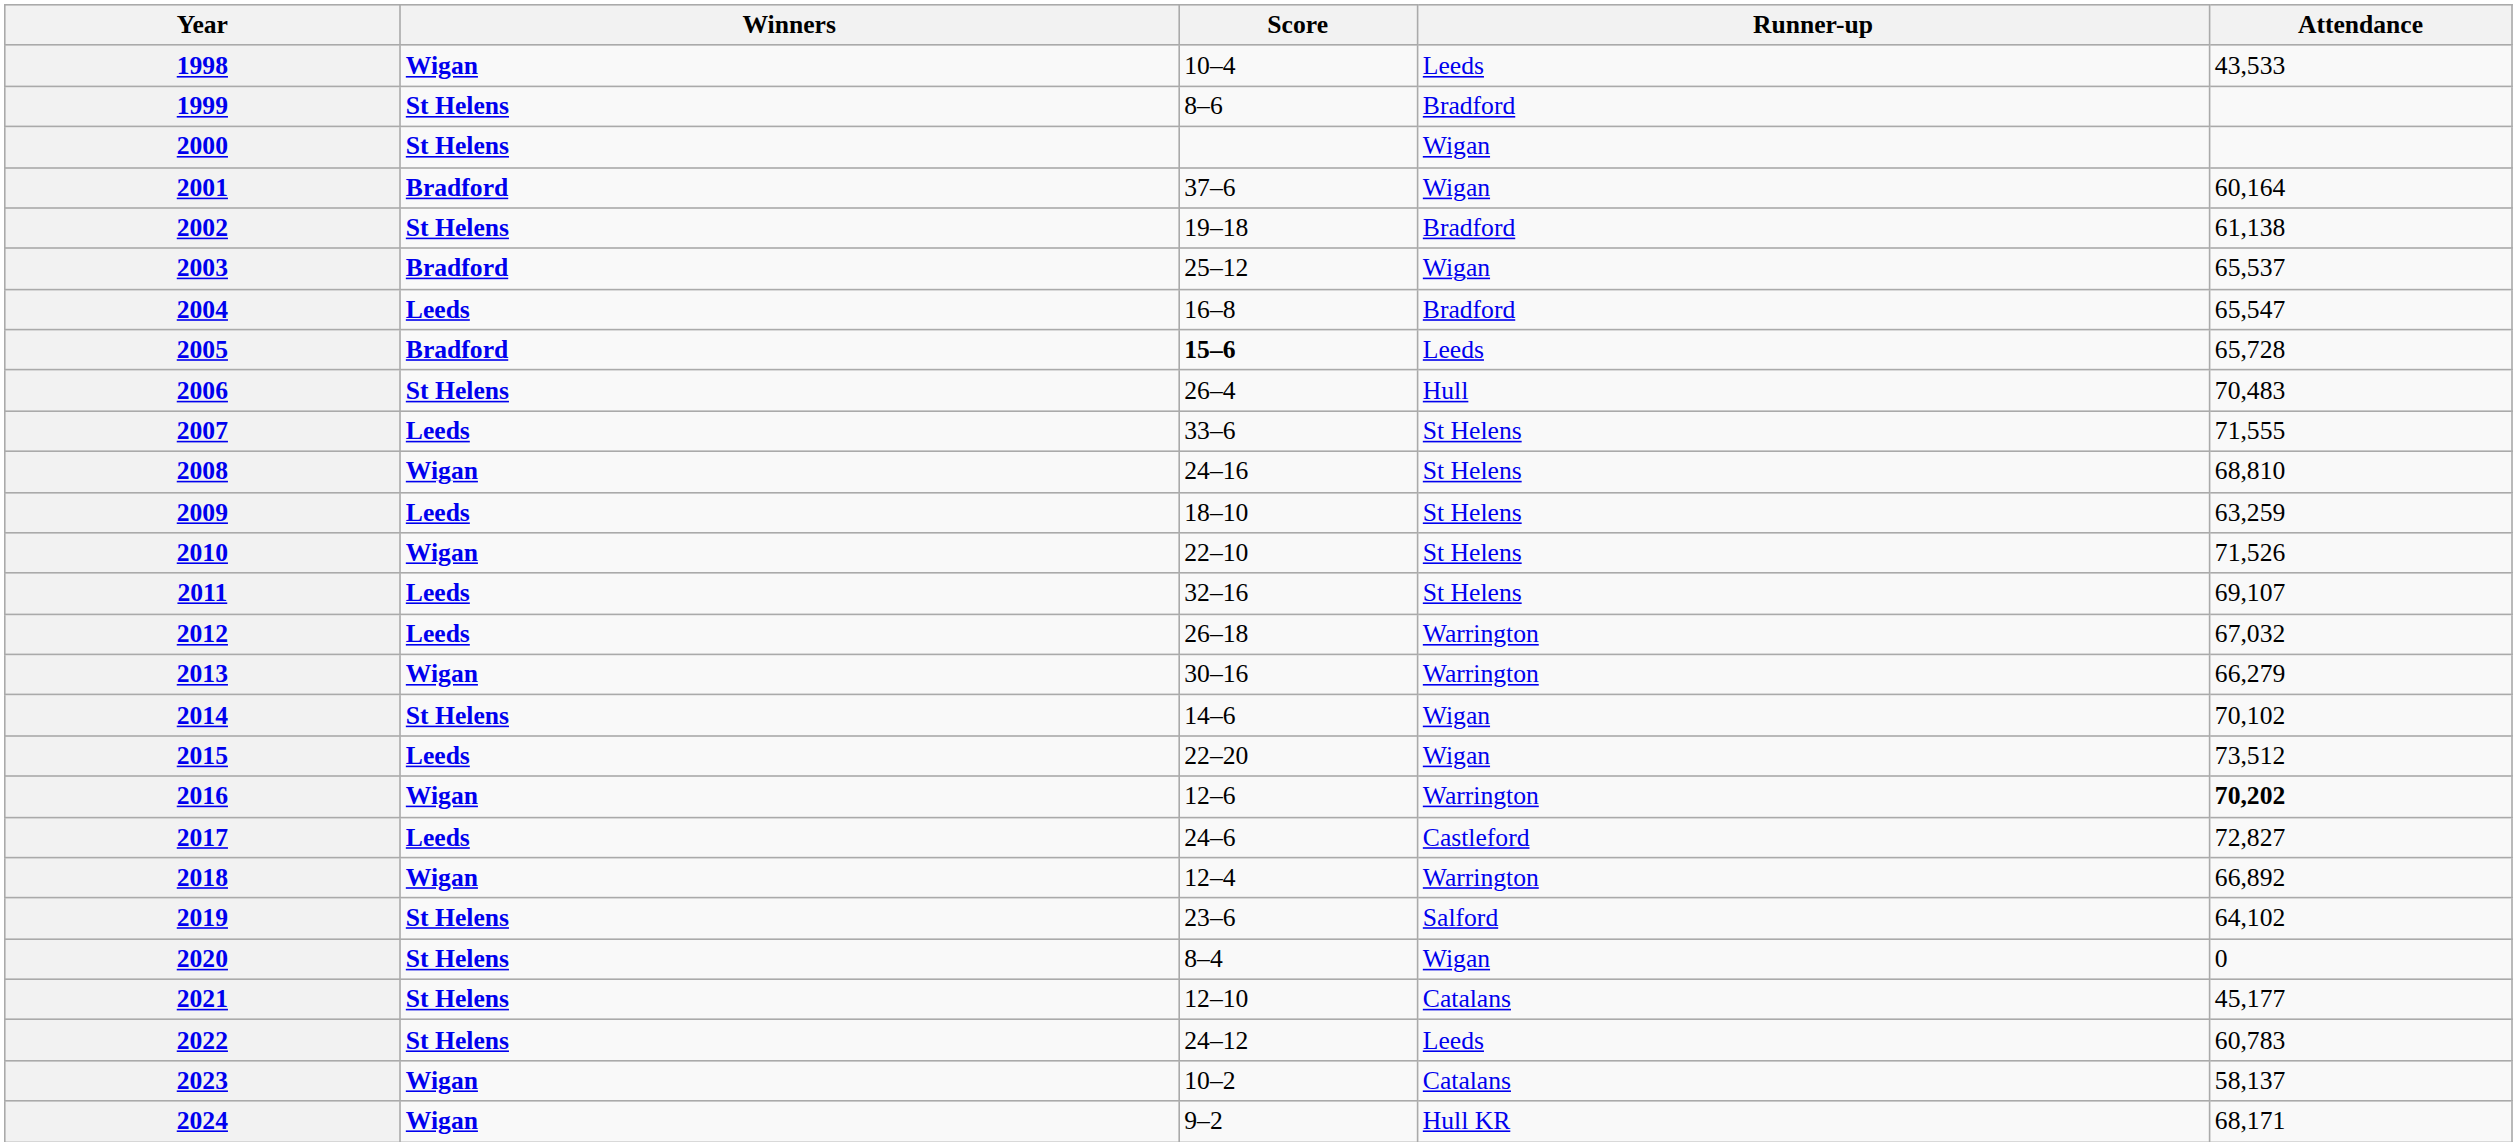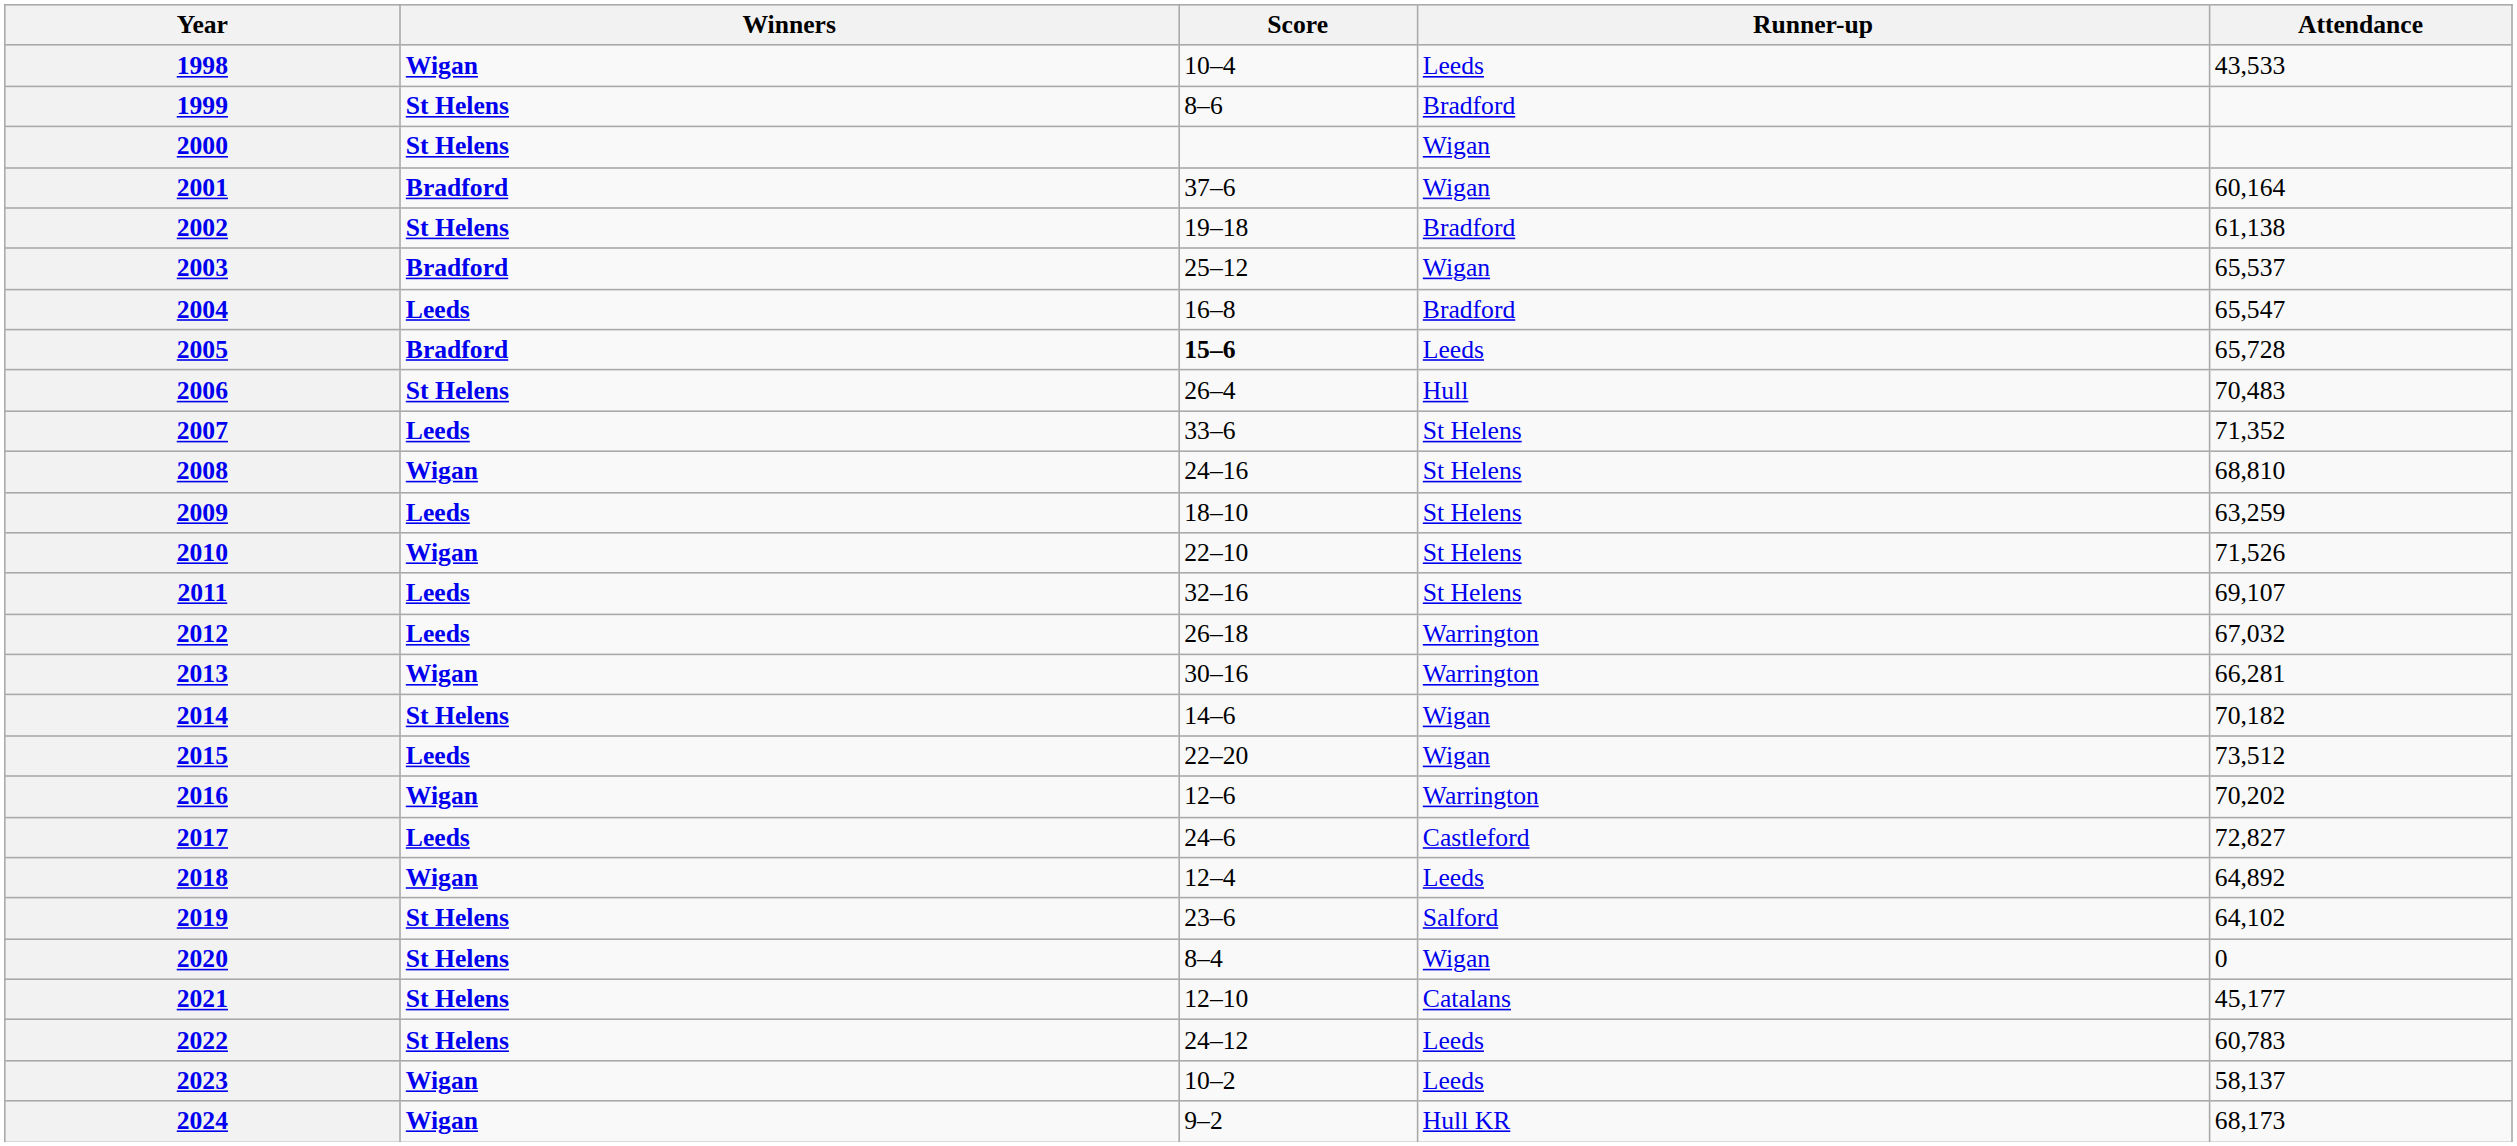(2250, 430) 71,555 -> (2250, 430) 71,352
(2250, 674) 66,279 -> (2250, 674) 66,281
(2250, 715) 70,102 -> (2250, 715) 70,182
(2250, 796) bold -> (2250, 796) normal
(1481, 877) Warrington -> (1453, 877) Leeds
(2250, 877) 66,892 -> (2250, 877) 64,892
(1467, 1080) Catalans -> (1453, 1080) Leeds
(2250, 1120) 68,171 -> (2250, 1120) 68,173
